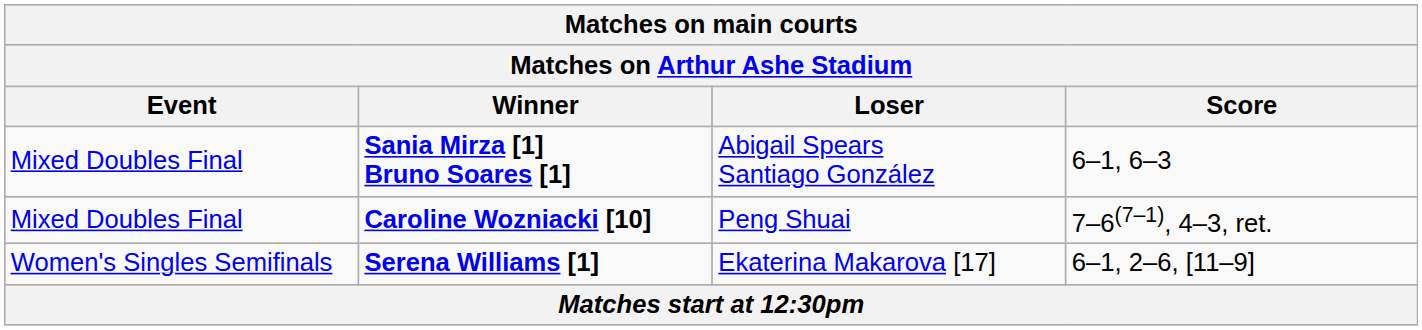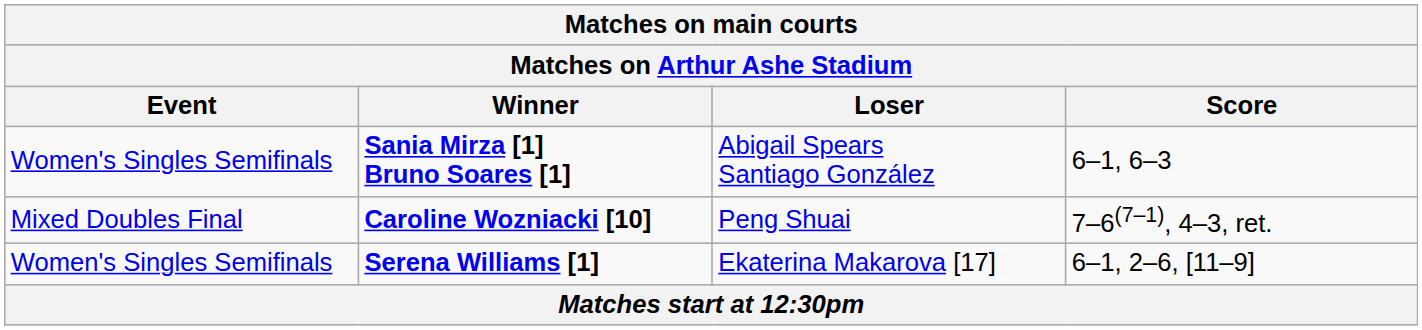(127, 161) Mixed Doubles Final -> (172, 161) Women's Singles Semifinals
